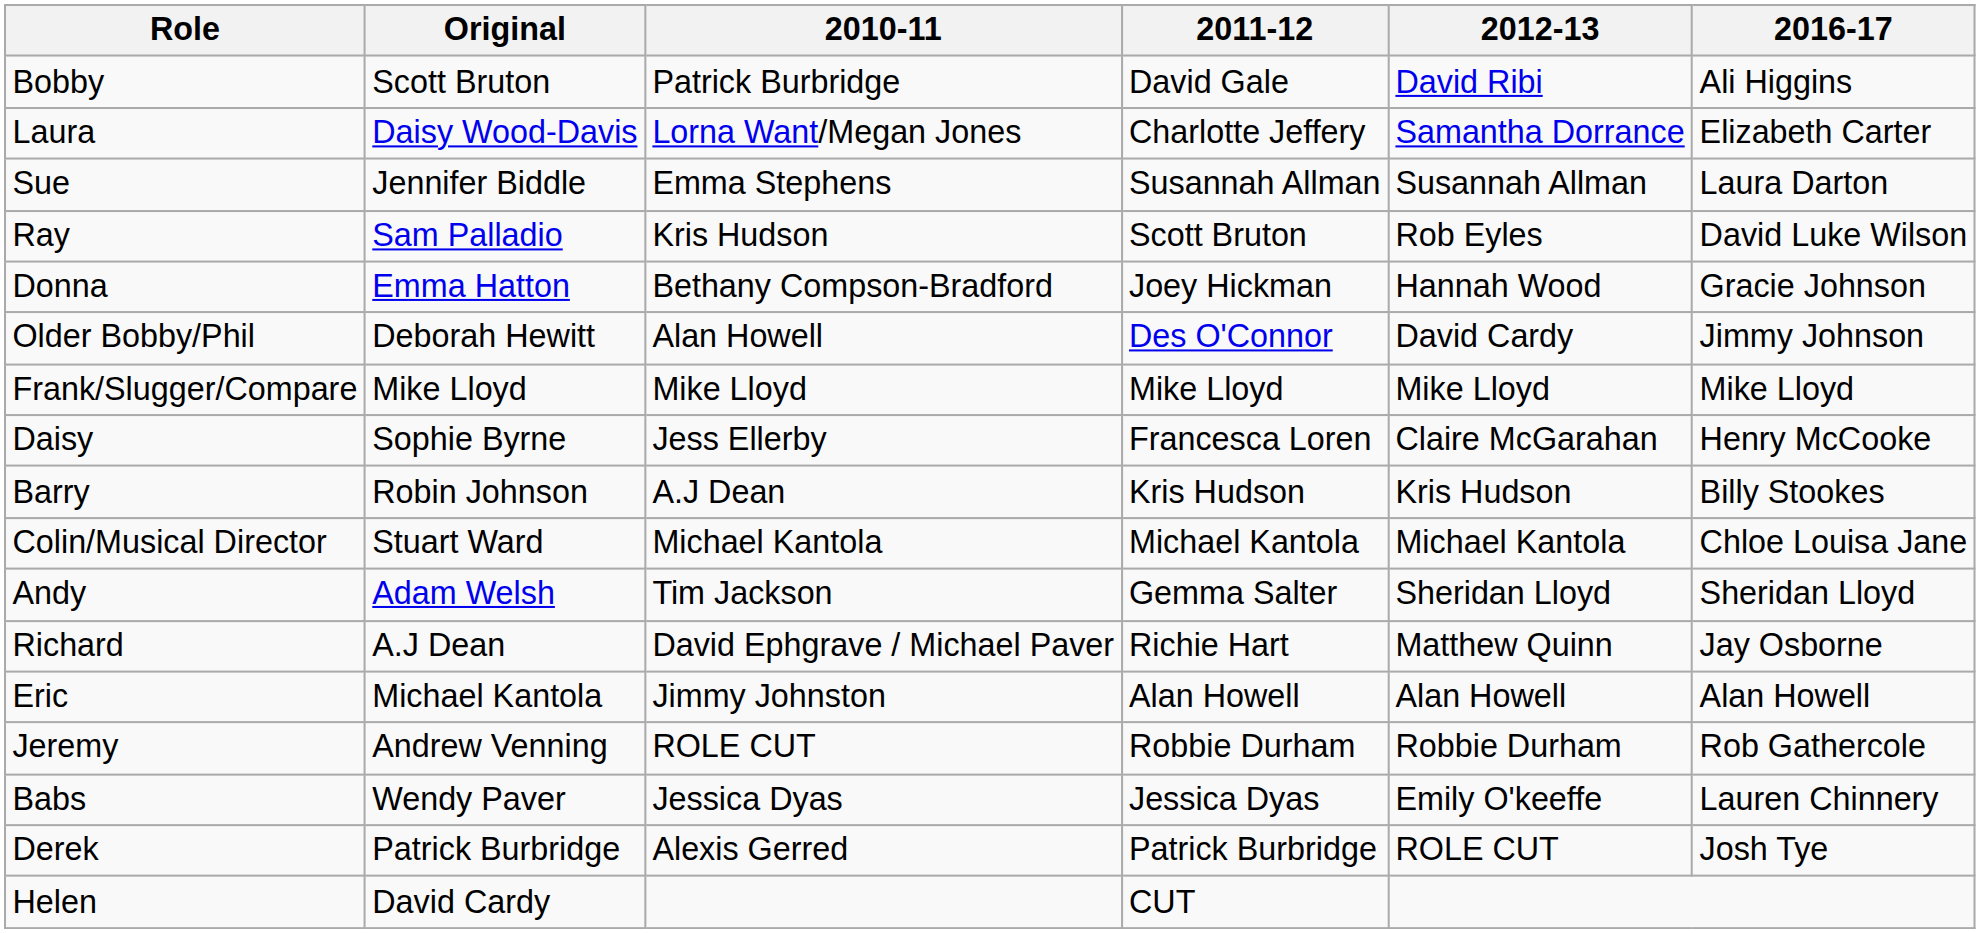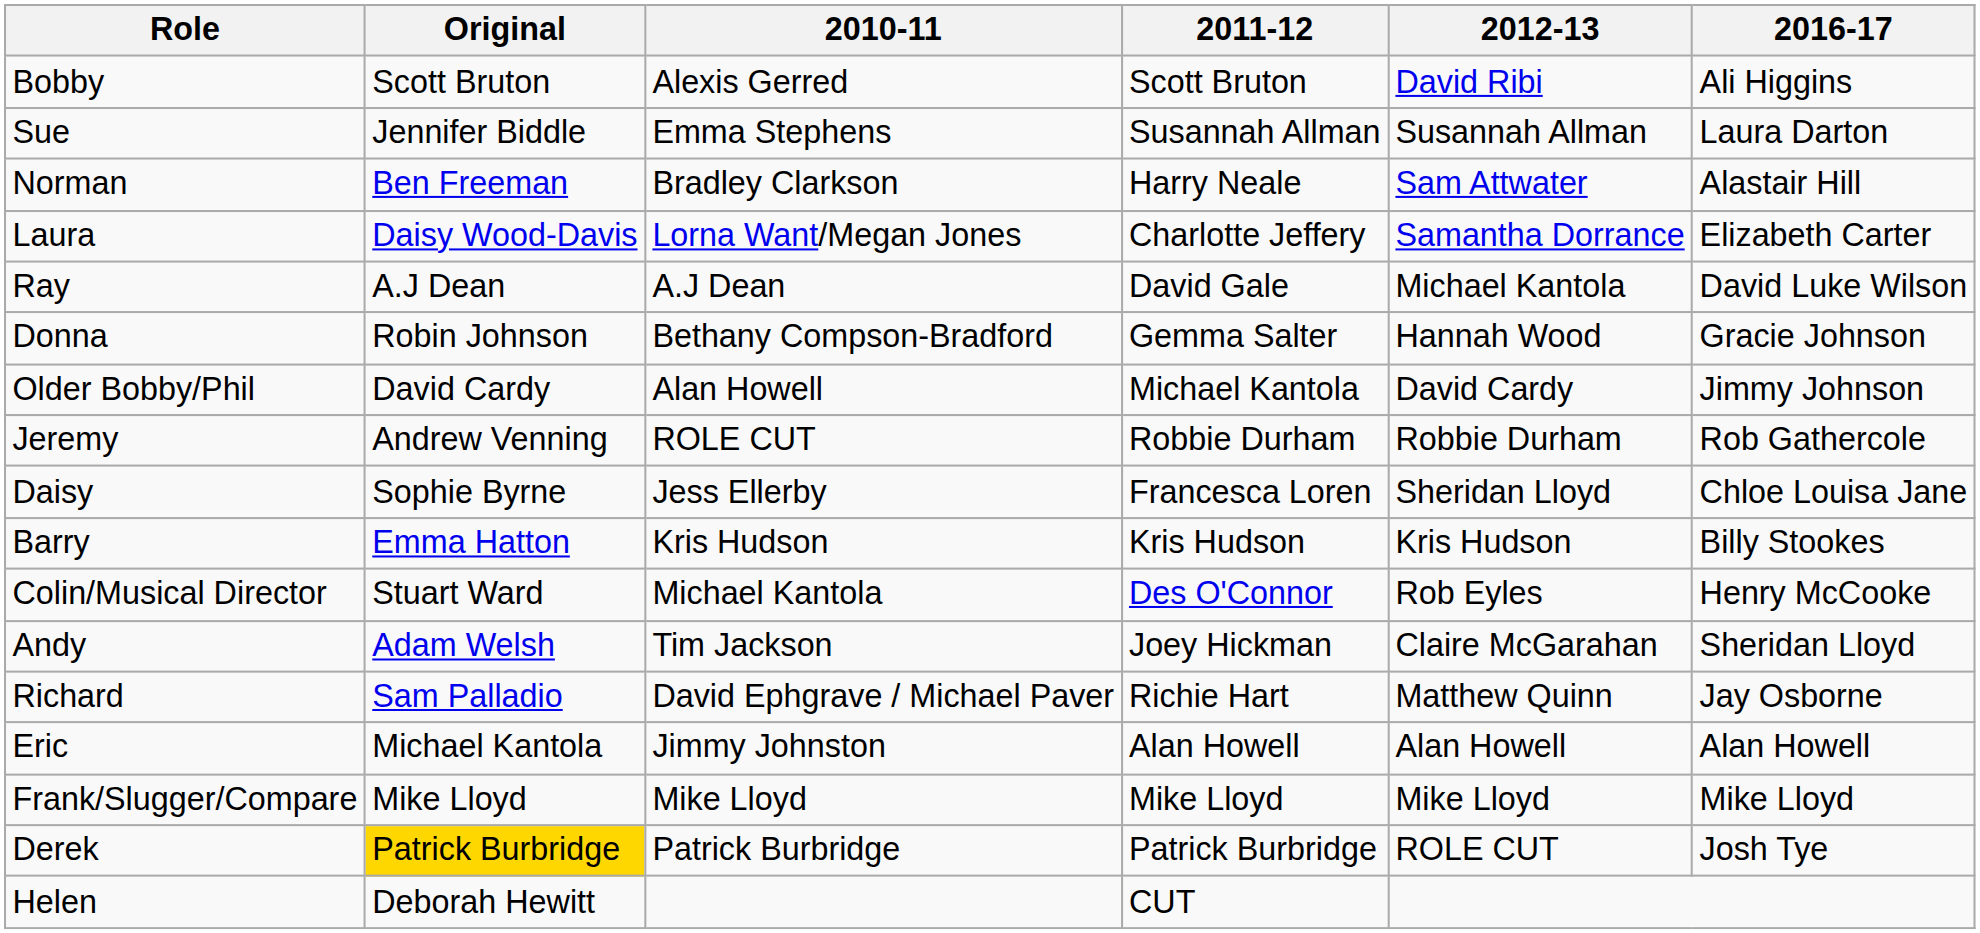(776, 81) Patrick Burbridge -> (750, 81) Alexis Gerred
(1209, 81) David Gale -> (1218, 81) Scott Bruton
rows swapped: (54, 132) <-> (41, 183)
+ row: (70, 183)
(467, 235) Sam Palladio -> (439, 286) A.J Dean
(740, 235) Kris Hudson -> (719, 286) A.J Dean
(1218, 235) Scott Bruton -> (1209, 286) David Gale
(1469, 235) Rob Eyles -> (1510, 286) Michael Kantola
(471, 286) Emma Hatton -> (480, 337) Robin Johnson
(1230, 286) Joey Hickman -> (1233, 337) Gemma Salter
(484, 337) Deborah Hewitt -> (461, 388) David Cardy
(1231, 337) Des O'Connor -> (1244, 388) Michael Kantola
rows swapped: (65, 747) <-> (185, 388)
(1527, 440) Claire McGarahan -> (1503, 491) Sheridan Lloyd
(1815, 440) Henry McCooke -> (1833, 491) Chloe Louisa Jane
(480, 491) Robin Johnson -> (471, 542) Emma Hatton
(719, 491) A.J Dean -> (740, 542) Kris Hudson
(1244, 542) Michael Kantola -> (1231, 593) Des O'Connor
(1510, 542) Michael Kantola -> (1469, 593) Rob Eyles
(1833, 542) Chloe Louisa Jane -> (1815, 593) Henry McCooke
(1233, 593) Gemma Salter -> (1230, 645) Joey Hickman
(1503, 593) Sheridan Lloyd -> (1527, 645) Claire McGarahan
(439, 645) A.J Dean -> (467, 696) Sam Palladio
- row: (49, 798)
(496, 850) no background -> (496, 850) gold background
(750, 850) Alexis Gerred -> (776, 850) Patrick Burbridge
(461, 901) David Cardy -> (484, 901) Deborah Hewitt
